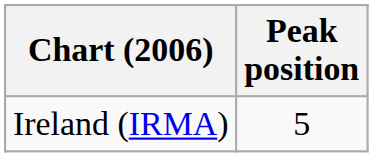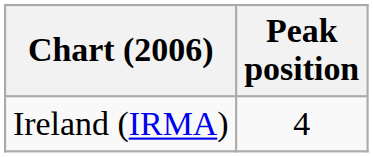(302, 123) 5 -> (302, 123) 4
